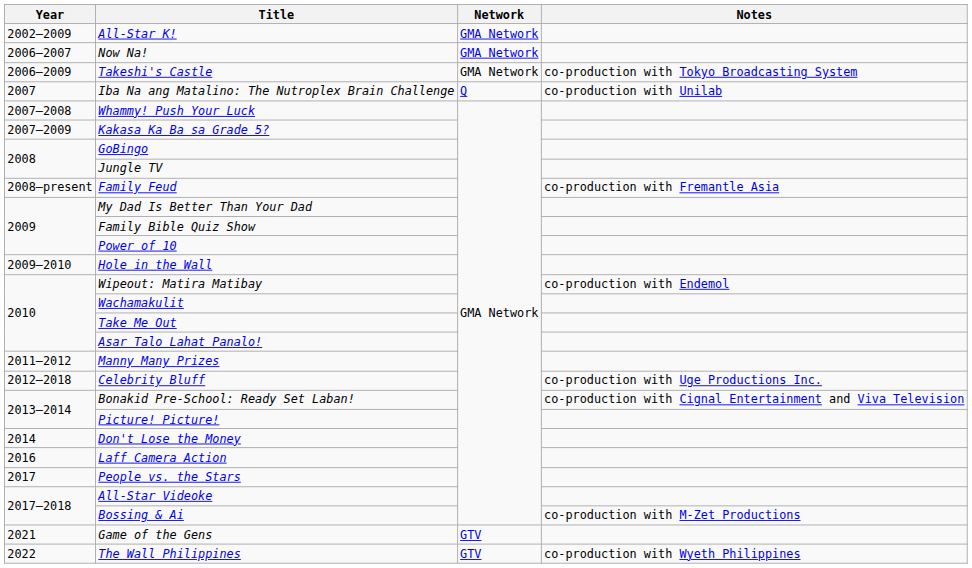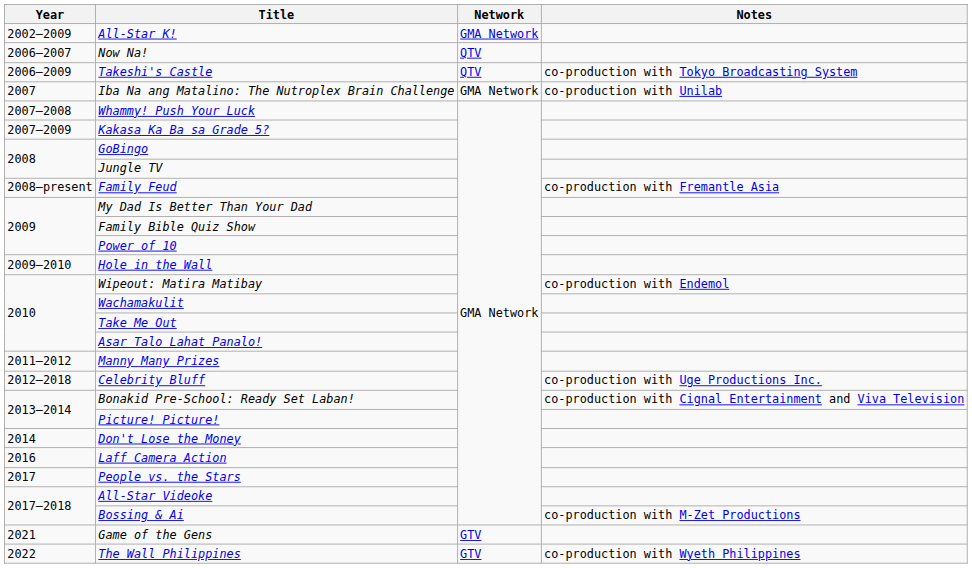(499, 53) GMA Network -> (471, 53) QTV
(499, 72) GMA Network -> (471, 72) QTV
(464, 91) Q -> (499, 91) GMA Network
